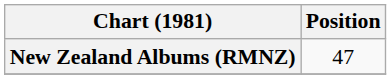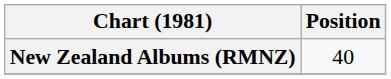(343, 56) 47 -> (343, 56) 40
